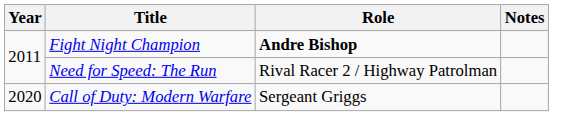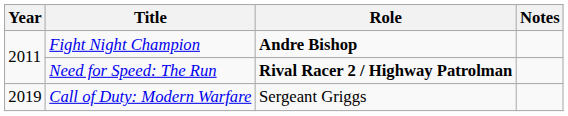(378, 70) normal -> (386, 70) bold
(25, 96) 2020 -> (25, 96) 2019
